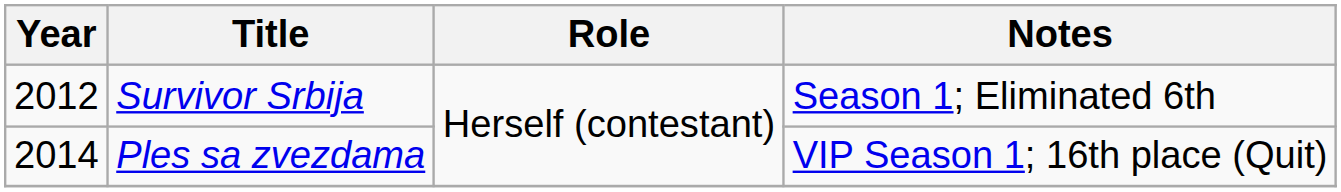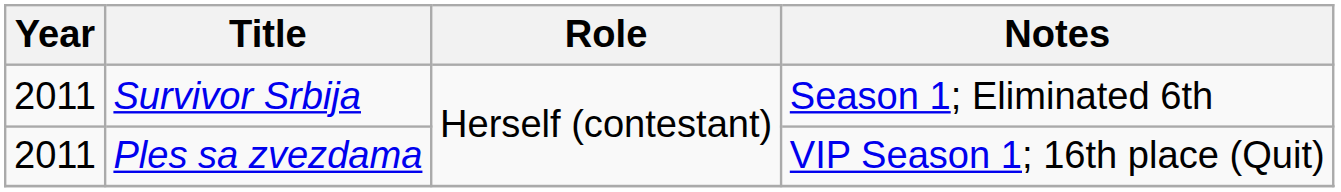(56, 95) 2012 -> (55, 95) 2011
(56, 155) 2014 -> (55, 155) 2011
